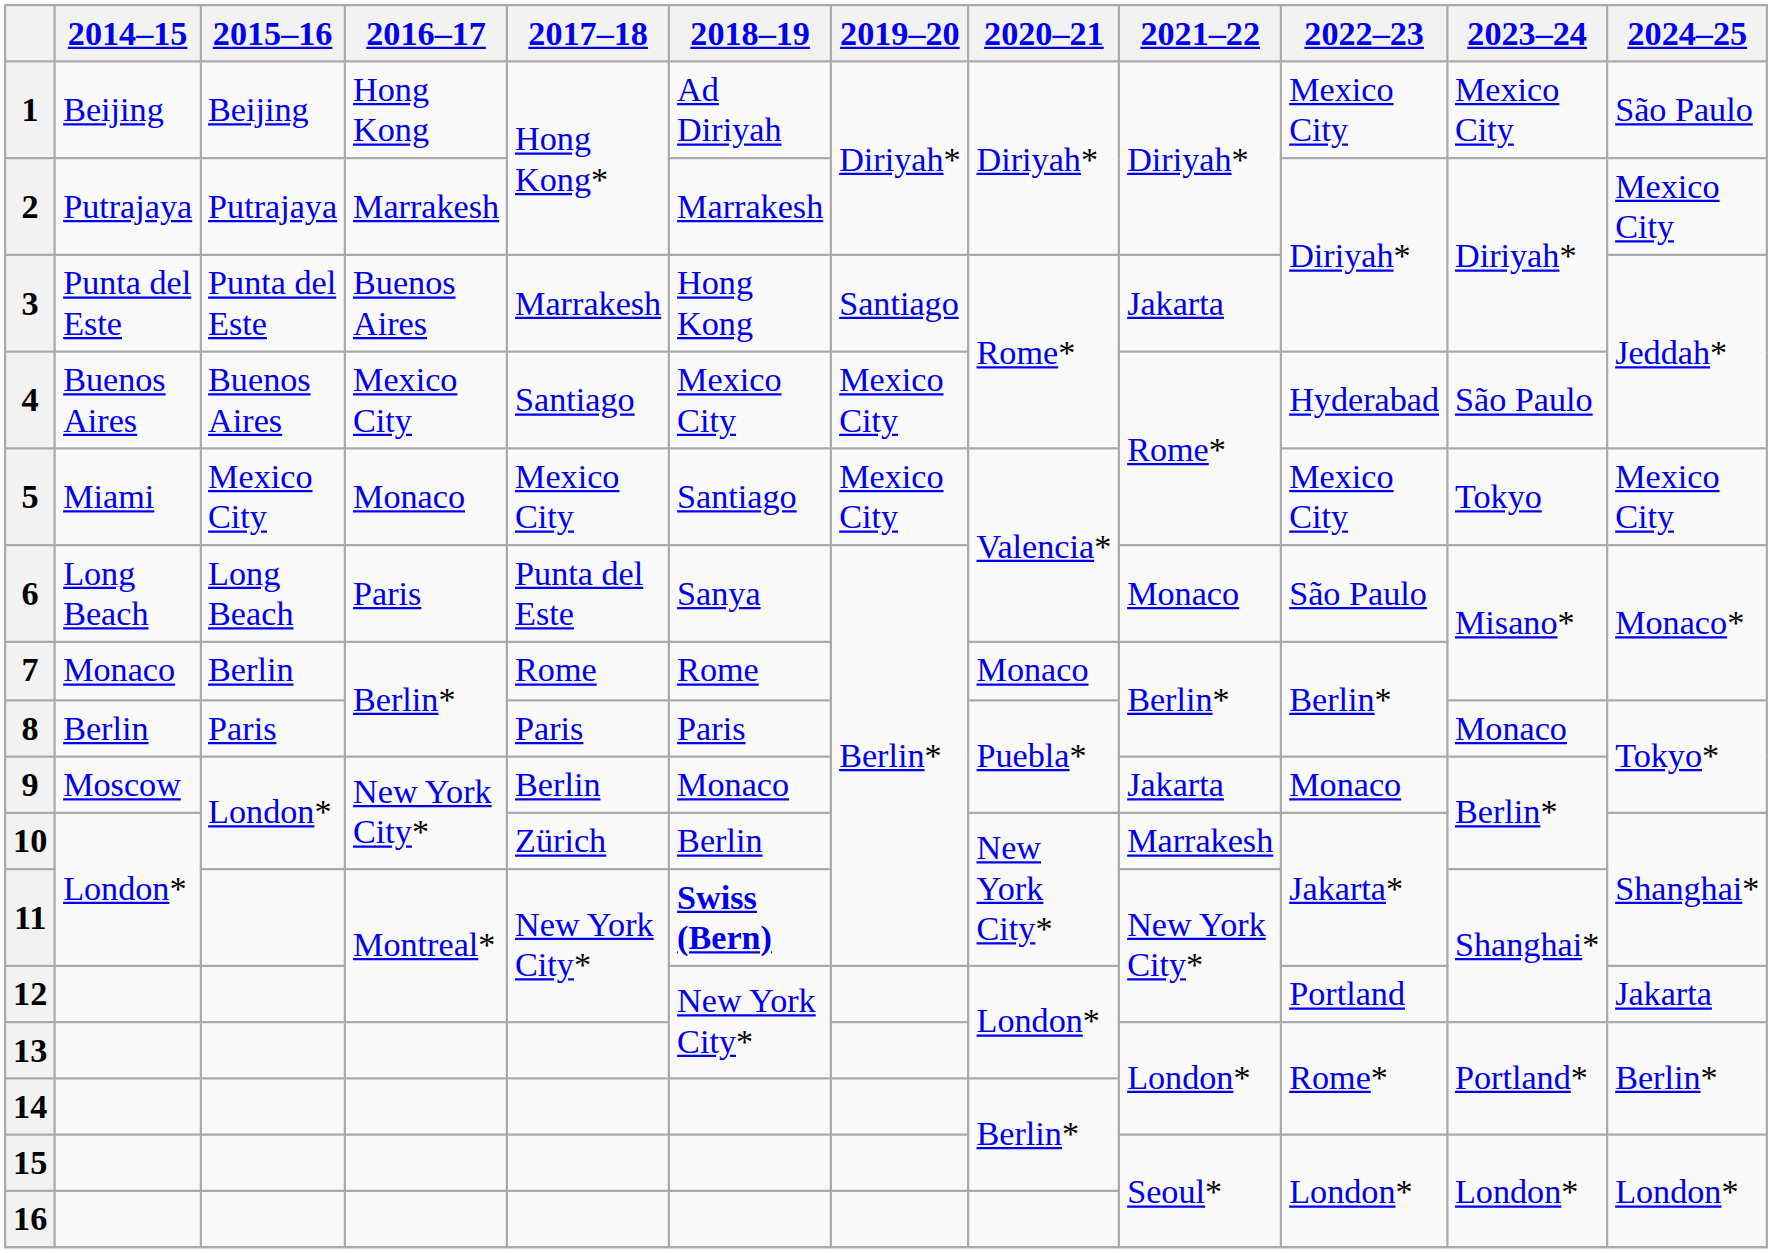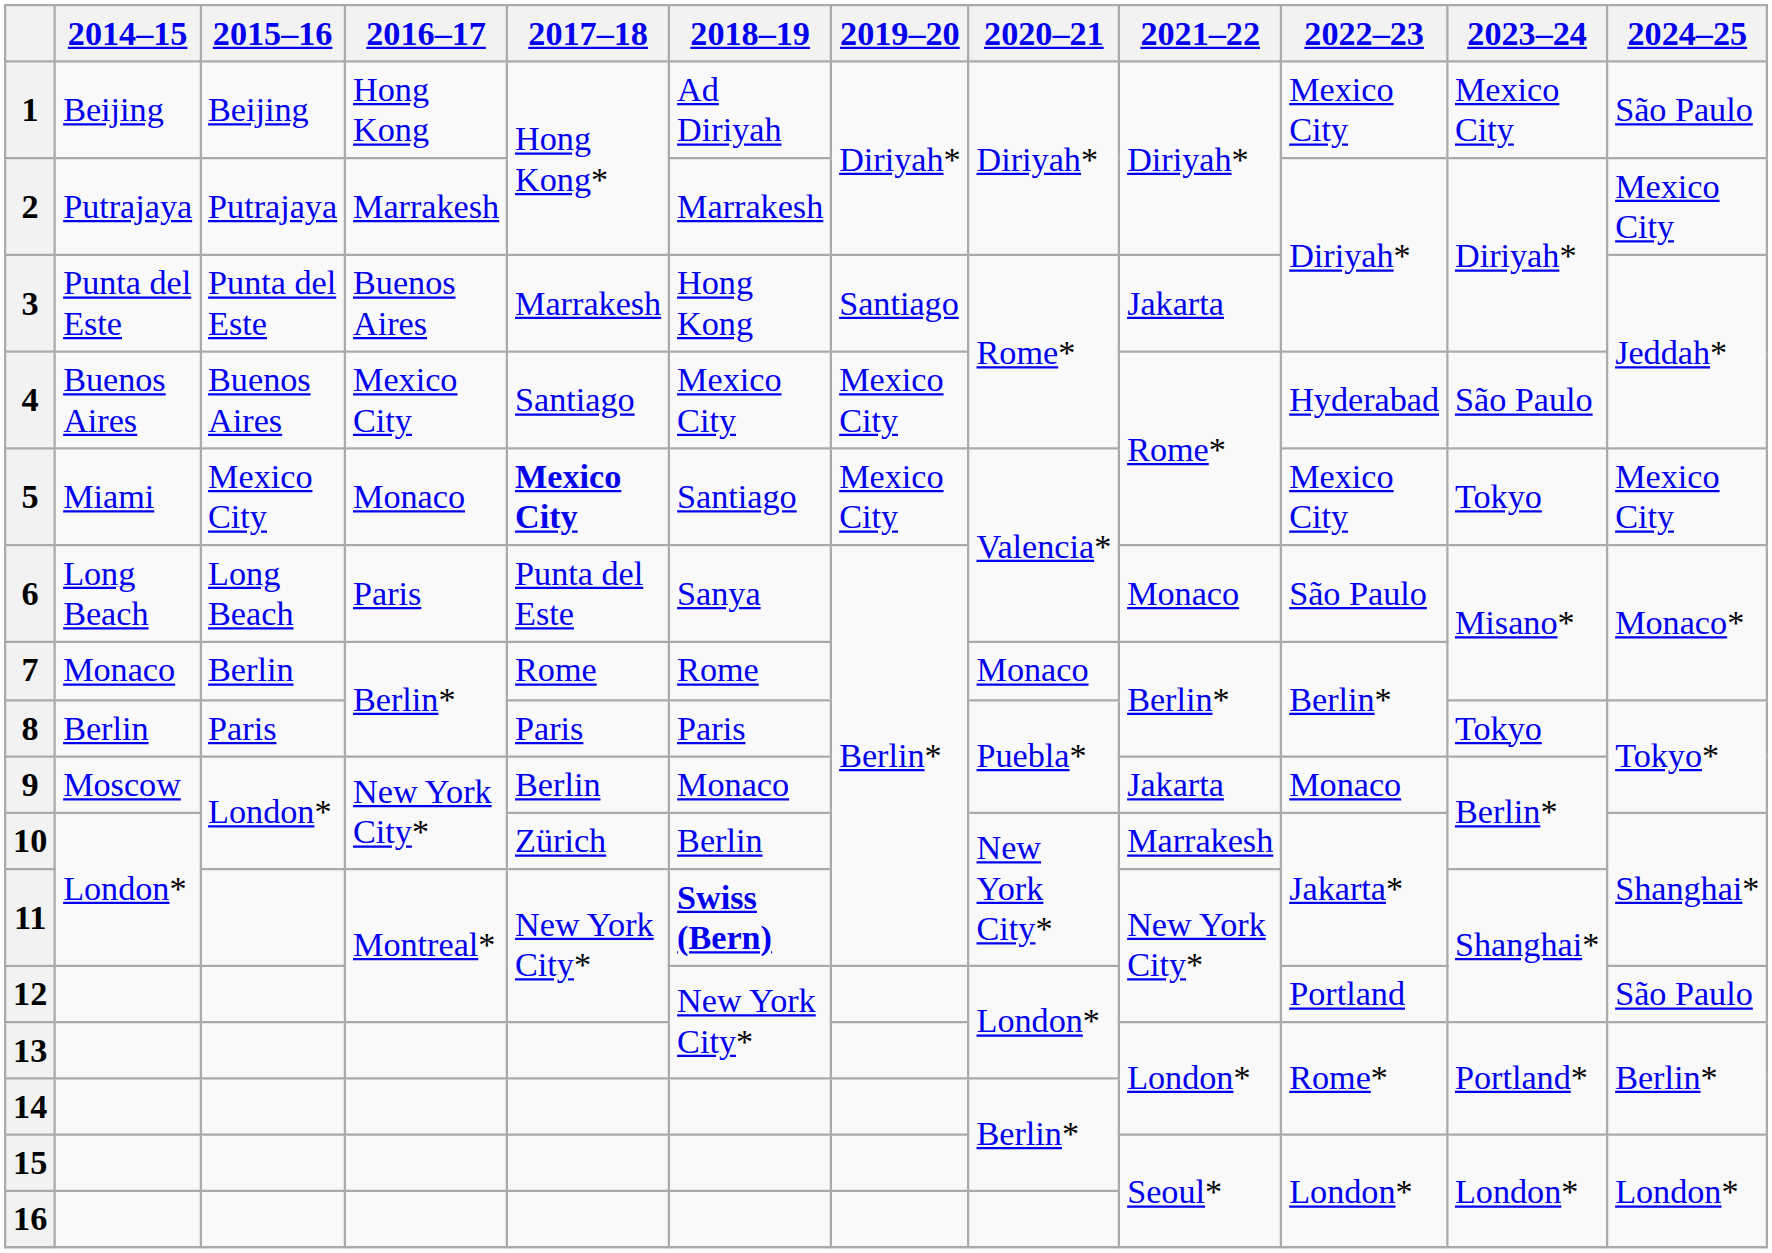(567, 497) normal -> (568, 497) bold
(1511, 727) Monaco -> (1498, 727) Tokyo
(1664, 993) Jakarta -> (1684, 993) São Paulo
